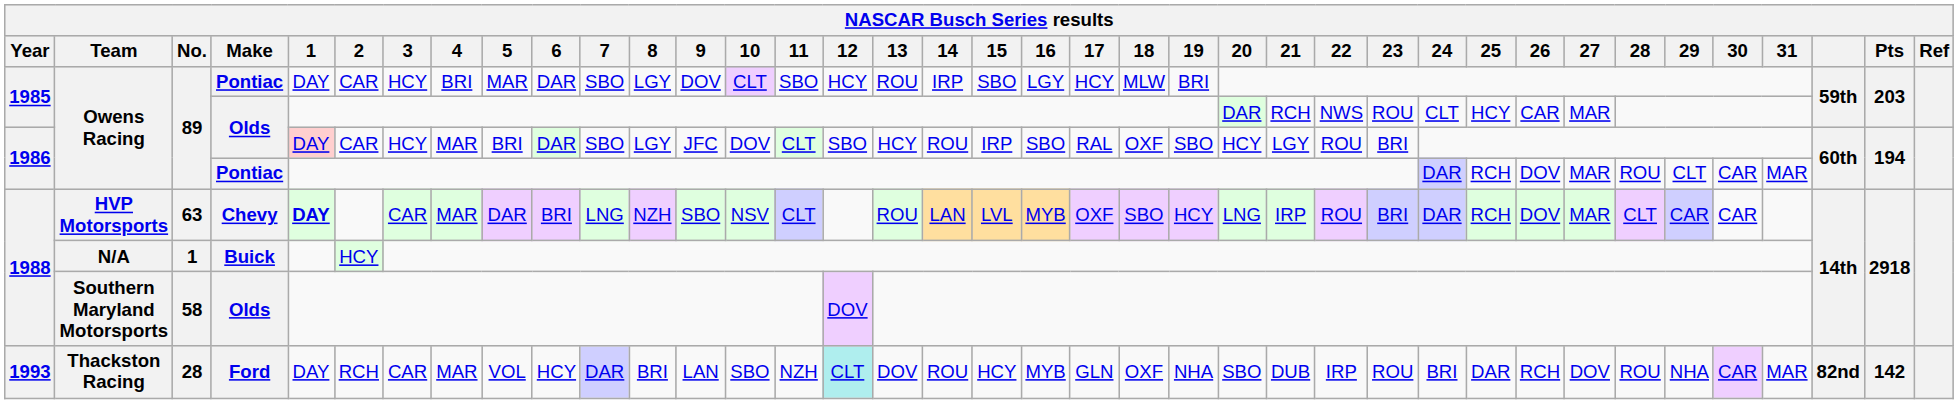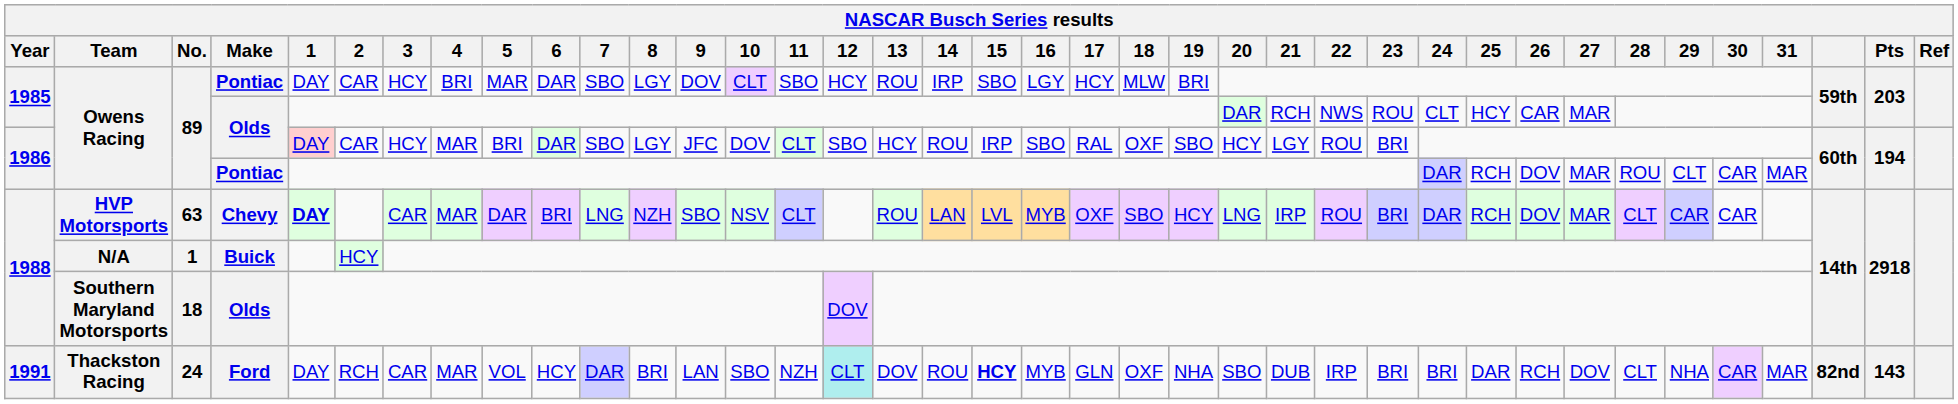(192, 309) 58 -> (192, 309) 18
(30, 372) 1993 -> (30, 372) 1991
(192, 372) 28 -> (192, 372) 24
(997, 372) normal -> (997, 372) bold
(1393, 372) ROU -> (1393, 372) BRI
(1640, 372) ROU -> (1640, 372) CLT
(1890, 372) 142 -> (1890, 372) 143
